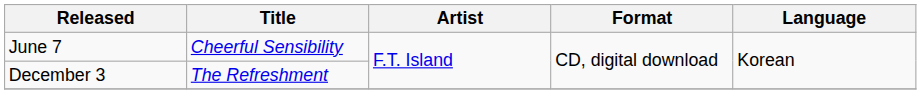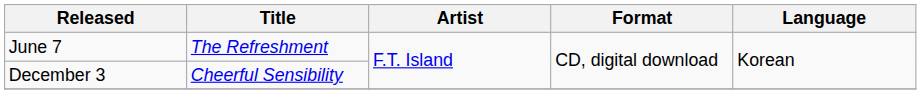(267, 46) Cheerful Sensibility -> (259, 46) The Refreshment
(259, 74) The Refreshment -> (267, 74) Cheerful Sensibility
